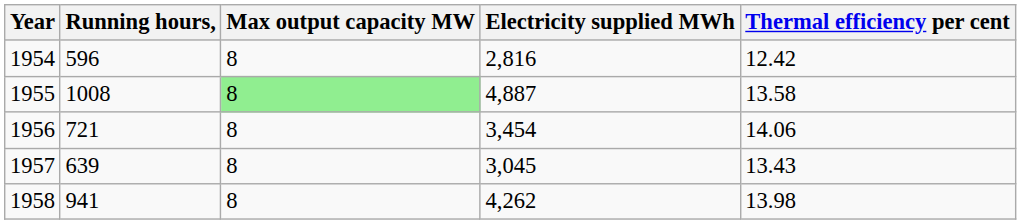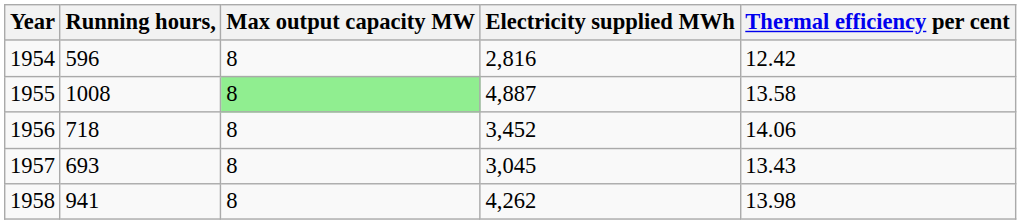(82, 129) 721 -> (82, 129) 718
(511, 129) 3,454 -> (511, 129) 3,452
(82, 165) 639 -> (82, 165) 693
